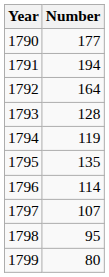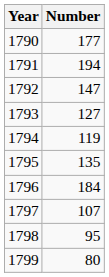(89, 89) 164 -> (89, 89) 147
(89, 114) 128 -> (89, 114) 127
(89, 187) 114 -> (89, 187) 184
